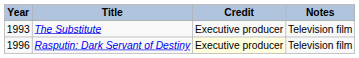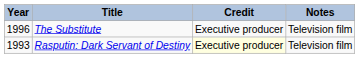(18, 29) 1993 -> (18, 29) 1996
(18, 45) 1996 -> (18, 45) 1993
